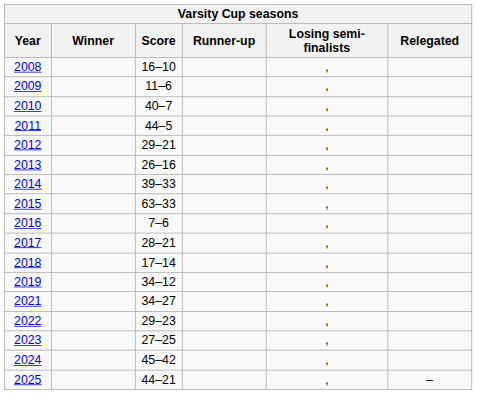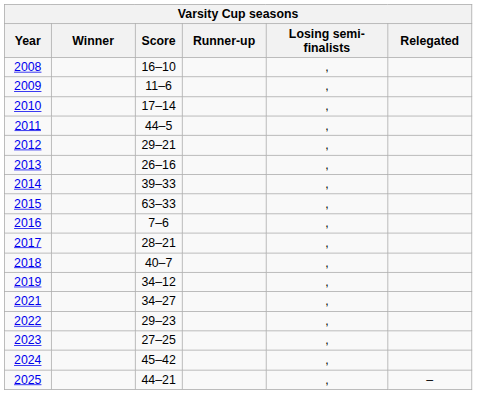(159, 106) 40–7 -> (159, 106) 17–14
(159, 262) 17–14 -> (159, 262) 40–7
